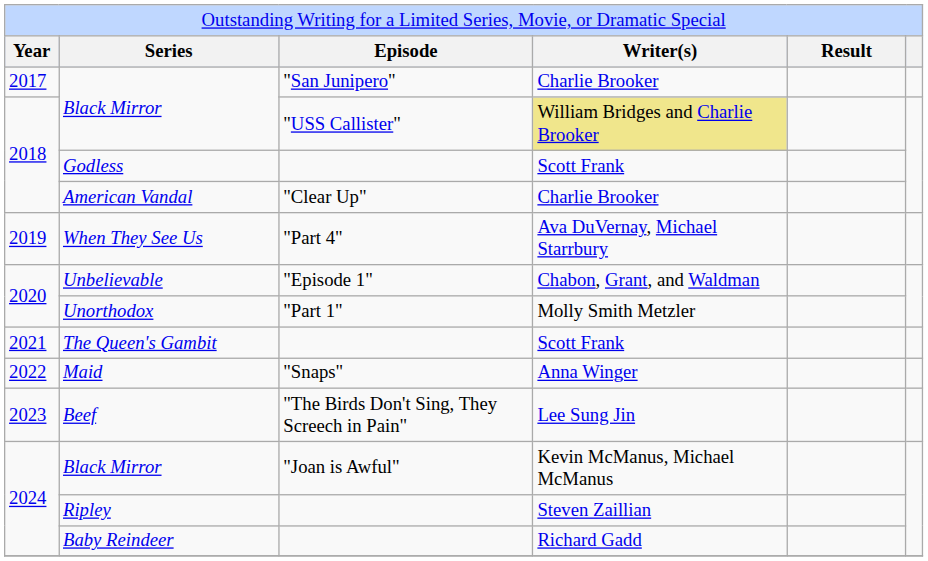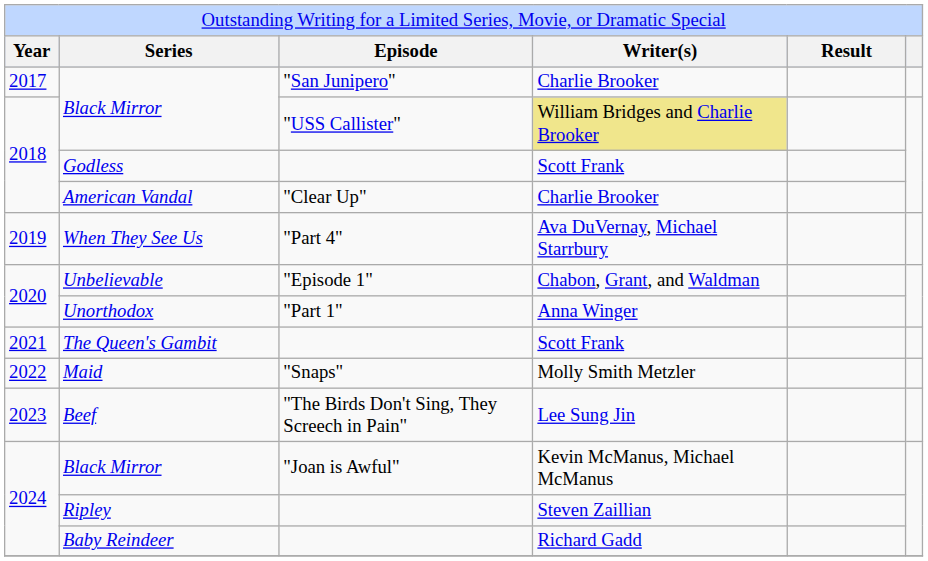(616, 311) Molly Smith Metzler -> (587, 311) Anna Winger
(587, 373) Anna Winger -> (616, 373) Molly Smith Metzler
